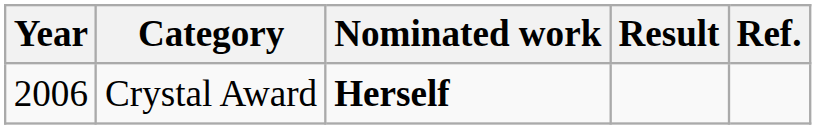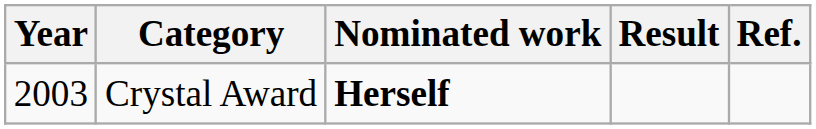(51, 92) 2006 -> (51, 92) 2003
